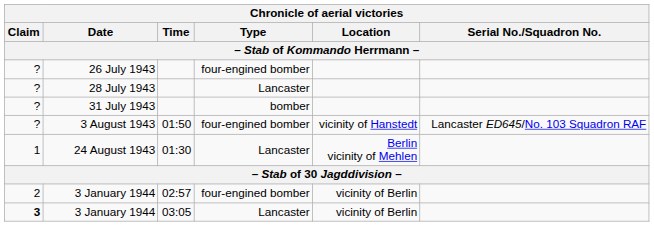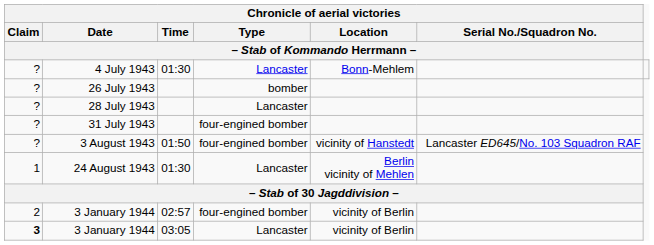+ row: (125, 69)
(255, 69) four-engined bomber -> (288, 87) bomber
(290, 106) bomber -> (253, 124) four-engined bomber
